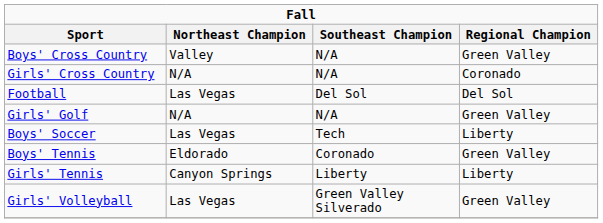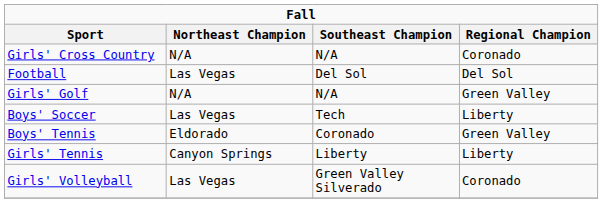- row: (77, 54)
(506, 201) Green Valley -> (491, 181) Coronado
